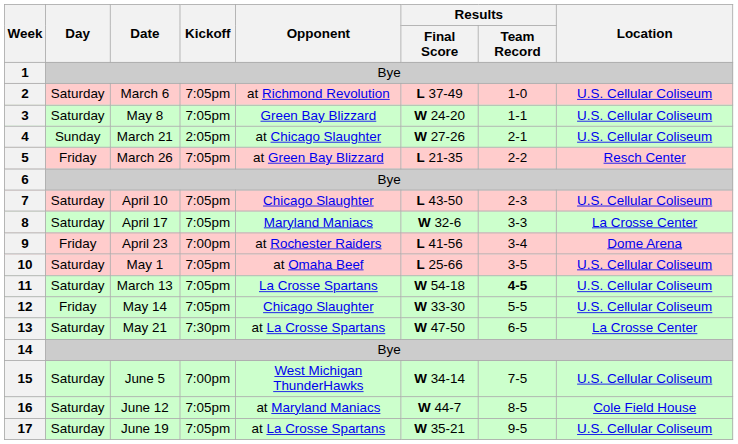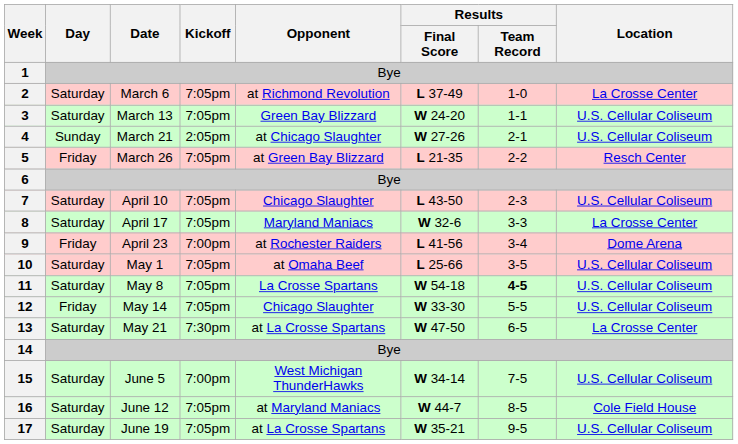(645, 94) U.S. Cellular Coliseum -> (645, 94) La Crosse Center
(145, 115) May 8 -> (145, 115) March 13
(145, 286) March 13 -> (145, 286) May 8
